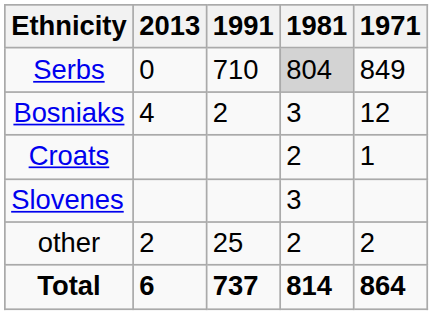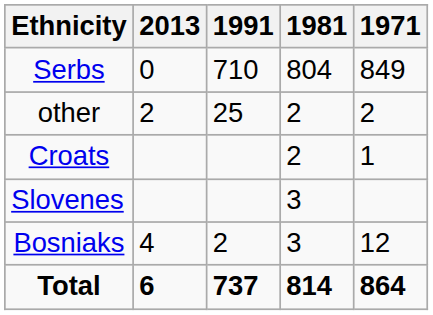(309, 69) lightgrey background -> (309, 69) no background
rows swapped: (69, 112) <-> (69, 243)
